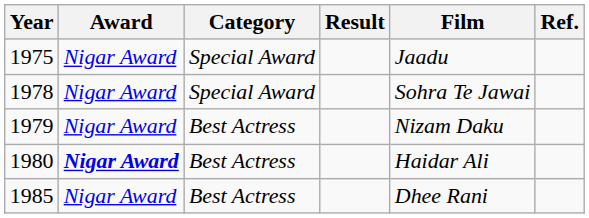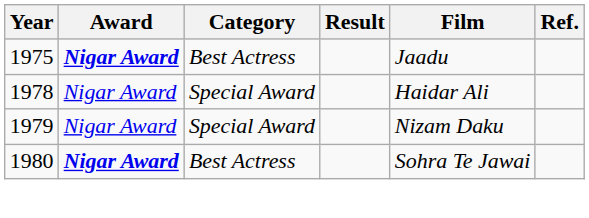(120, 56) normal -> (121, 56) bold
(252, 56) Special Award -> (242, 56) Best Actress
(463, 91) Sohra Te Jawai -> (442, 91) Haidar Ali
(242, 126) Best Actress -> (252, 126) Special Award
(442, 160) Haidar Ali -> (463, 160) Sohra Te Jawai
- row: (32, 195)
